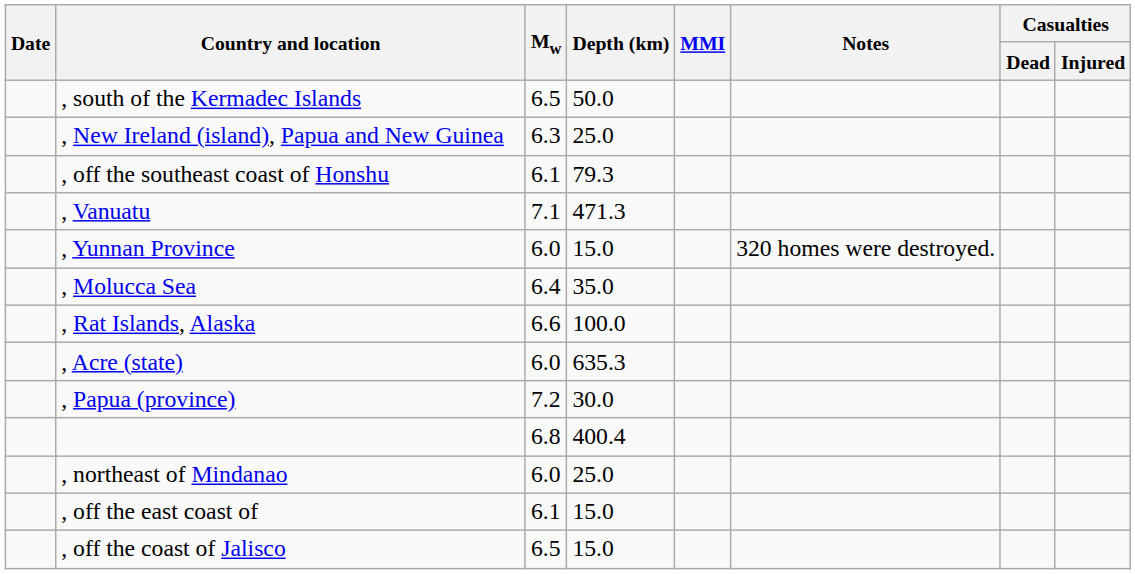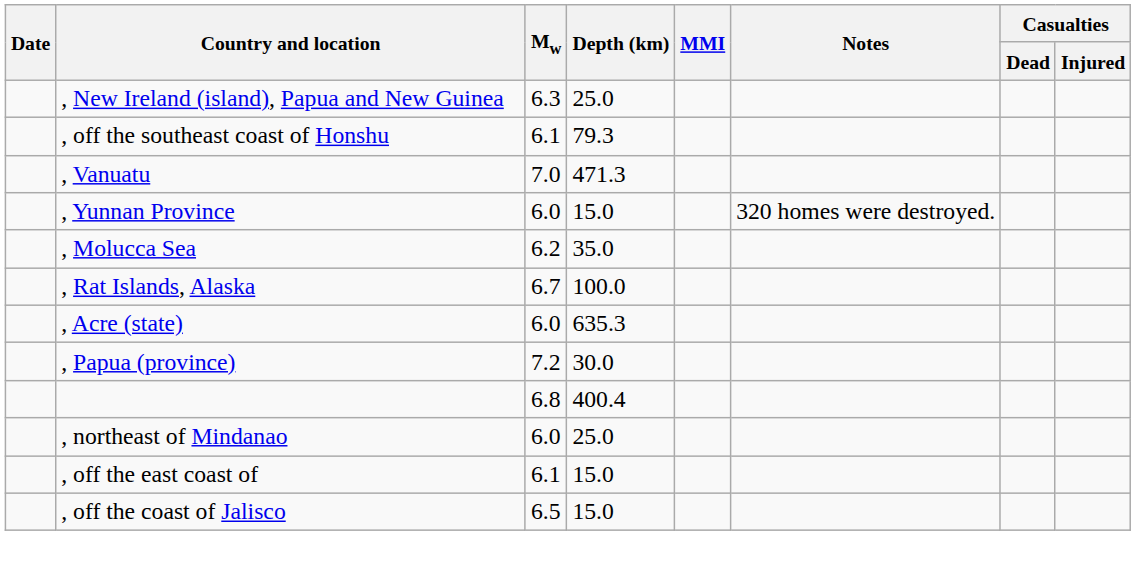- row: (211, 98)
(546, 211) 7.1 -> (546, 173) 7.0
(546, 286) 6.4 -> (546, 248) 6.2
(546, 323) 6.6 -> (546, 286) 6.7
